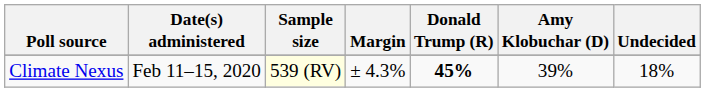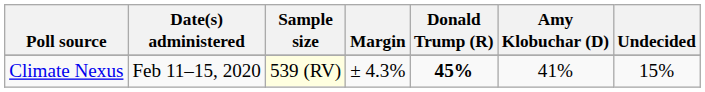(555, 71) 39% -> (555, 71) 41%
(657, 71) 18% -> (657, 71) 15%
